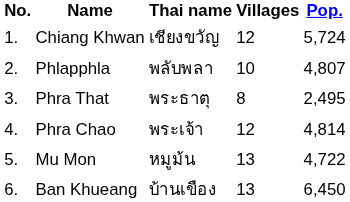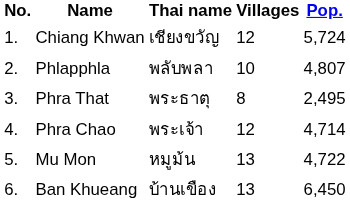(325, 128) 4,814 -> (325, 128) 4,714
